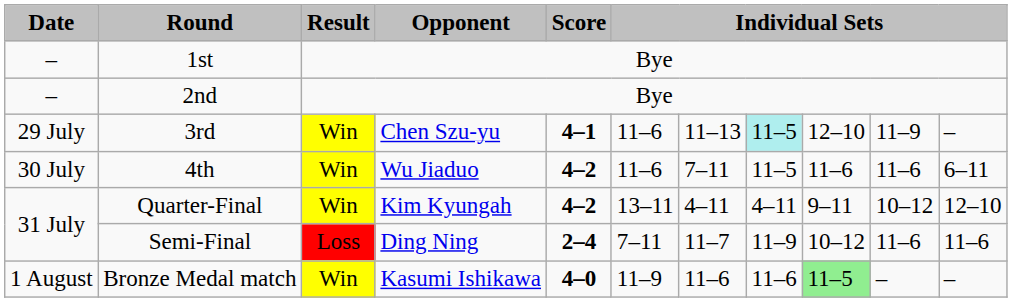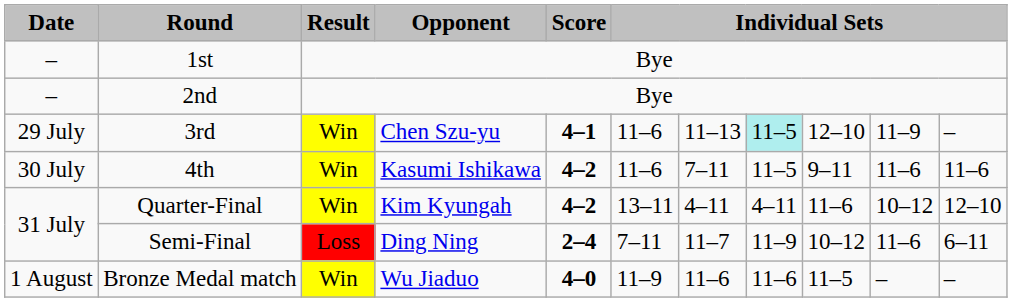(430, 168) Wu Jiaduo -> (461, 168) Kasumi Ishikawa
(830, 168) 11–6 -> (830, 168) 9–11
(966, 168) 6–11 -> (966, 168) 11–6
(830, 205) 9–11 -> (830, 205) 11–6
(966, 242) 11–6 -> (966, 242) 6–11
(461, 278) Kasumi Ishikawa -> (430, 278) Wu Jiaduo
(830, 278) lightgreen background -> (830, 278) no background
